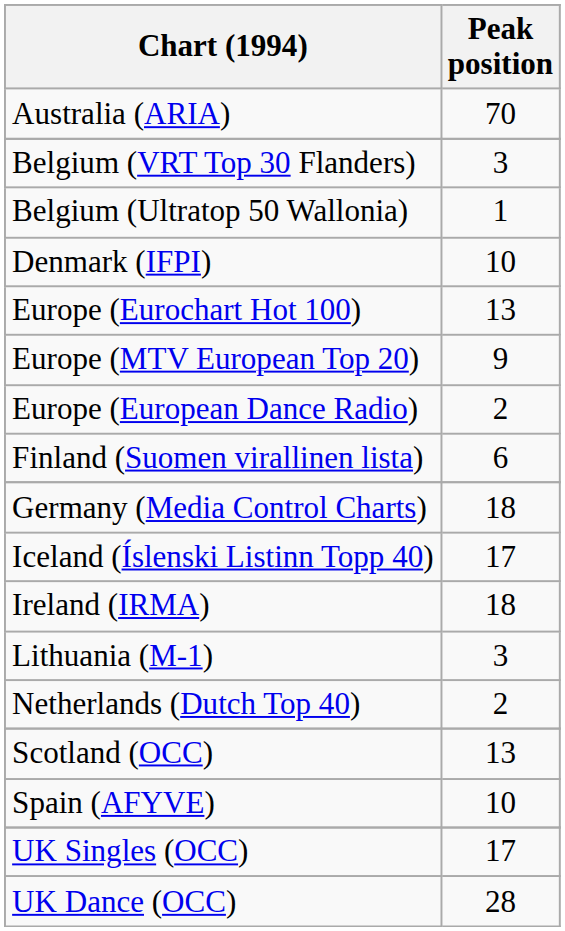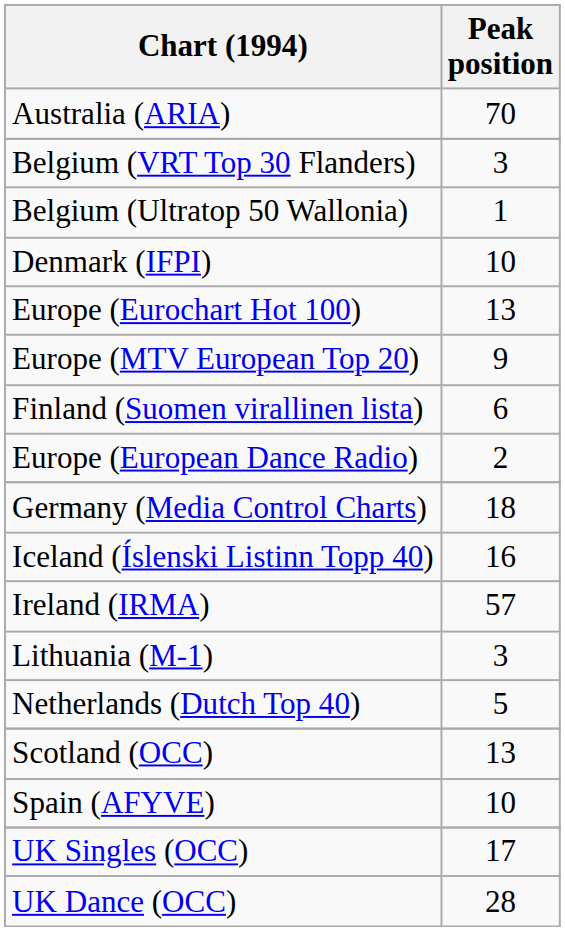rows swapped: (215, 408) <-> (218, 457)
(500, 556) 17 -> (500, 556) 16
(500, 605) 18 -> (500, 605) 57
(500, 703) 2 -> (500, 703) 5
